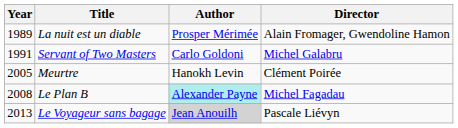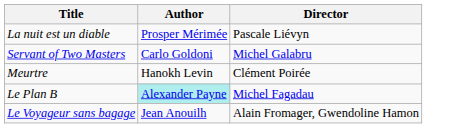- column: (20, 14)
(357, 34) Alain Fromager, Gwendoline Hamon -> (271, 34) Pascale Liévyn
(204, 113) lightgrey background -> (174, 113) no background
(302, 113) Pascale Liévyn -> (326, 113) Alain Fromager, Gwendoline Hamon
